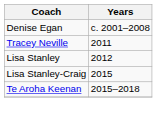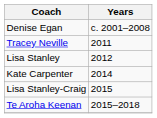+ row: (40, 74)
